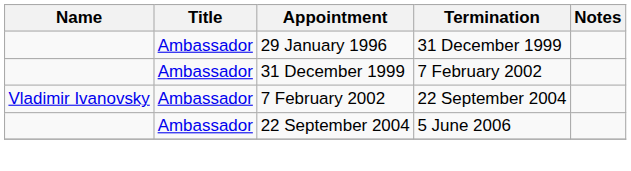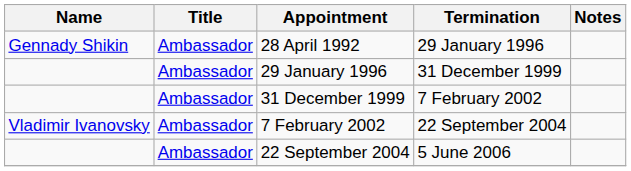+ row: (310, 44)
